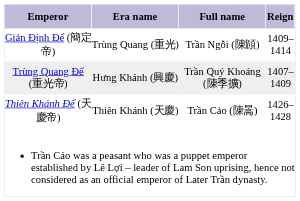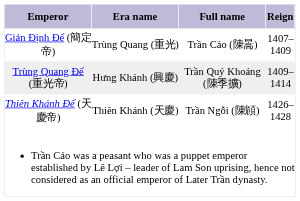(222, 44) Trần Ngỗi (陳頠) -> (222, 44) Trần Cảo (陳暠)
(281, 45) 1409–1414 -> (281, 45) 1407–1409
(281, 78) 1407–1409 -> (281, 78) 1409–1414
(222, 110) Trần Cảo (陳暠) -> (222, 110) Trần Ngỗi (陳頠)
